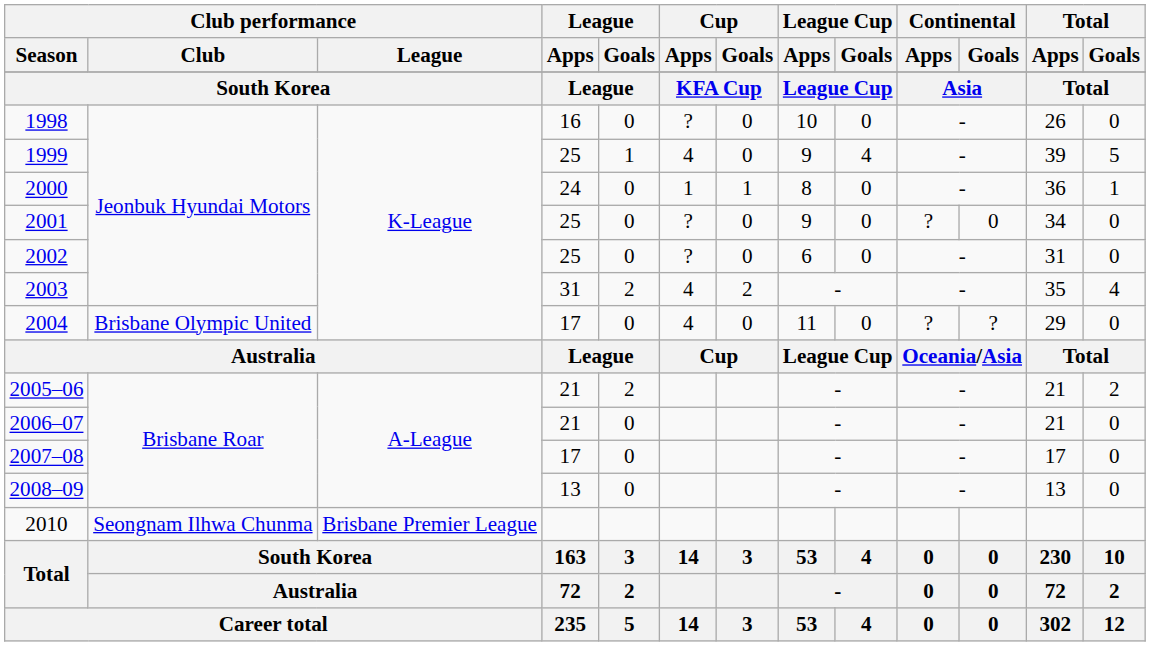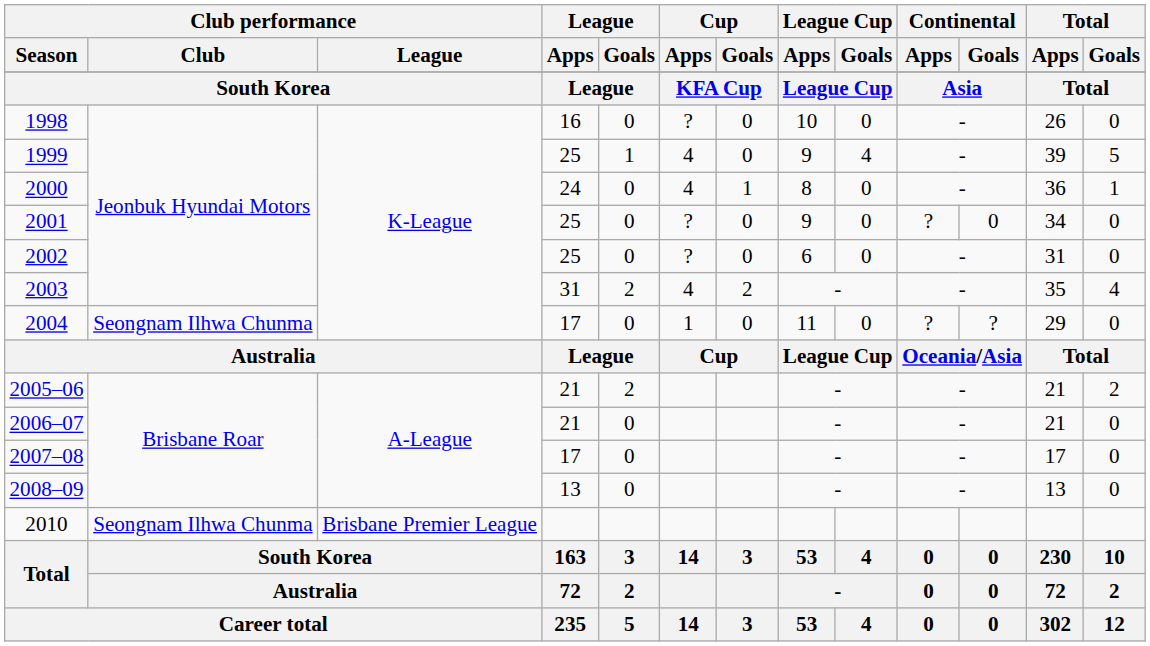(688, 188) 1 -> (688, 188) 4
(203, 322) Brisbane Olympic United -> (203, 322) Seongnam Ilhwa Chunma
(688, 322) 4 -> (688, 322) 1
